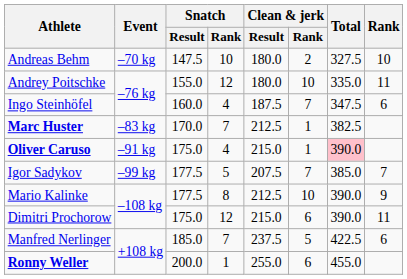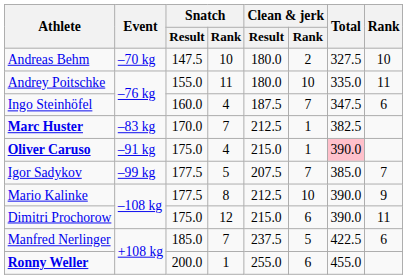(226, 82) 12 -> (226, 82) 11
